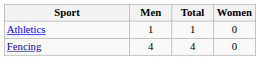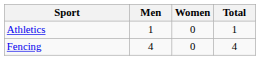columns swapped: (234, 13) <-> (193, 13)
